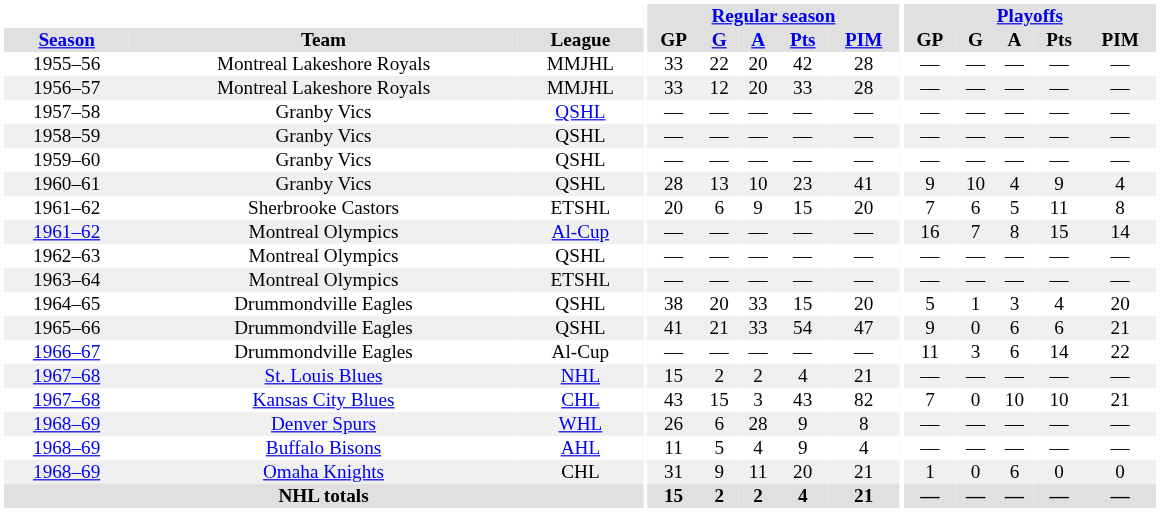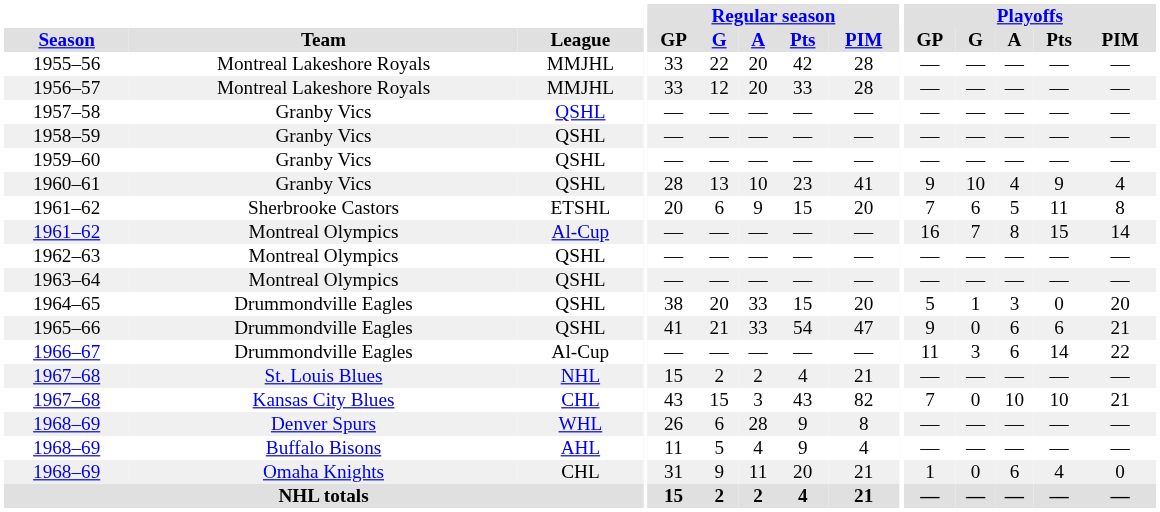(580, 279) ETSHL -> (580, 279) QSHL
(1059, 303) 4 -> (1059, 303) 0
(1059, 471) 0 -> (1059, 471) 4
